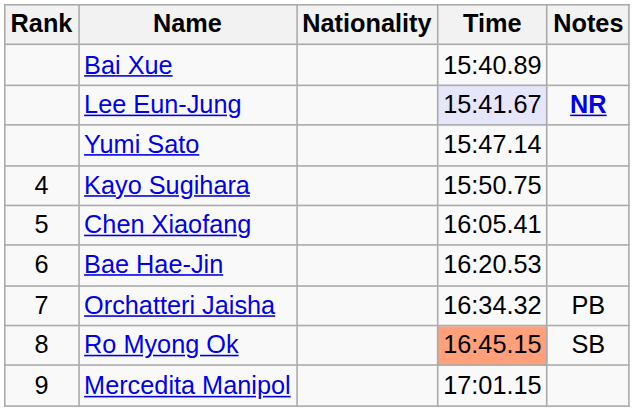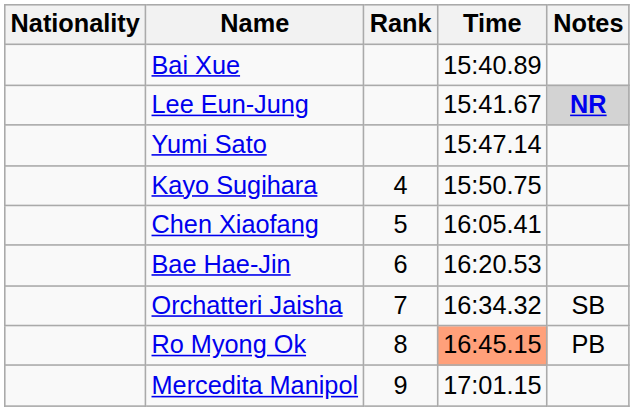columns swapped: (42, 24) <-> (367, 24)
(492, 104) lavender background -> (492, 104) no background
(588, 104) no background -> (588, 104) lightgrey background
(588, 305) PB -> (588, 305) SB
(588, 345) SB -> (588, 345) PB
